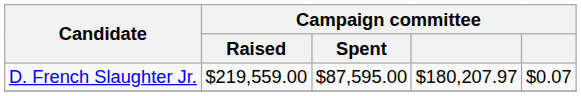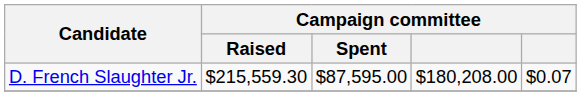(256, 77) $219,559.00 -> (256, 77) $215,559.30
(466, 77) $180,207.97 -> (466, 77) $180,208.00
